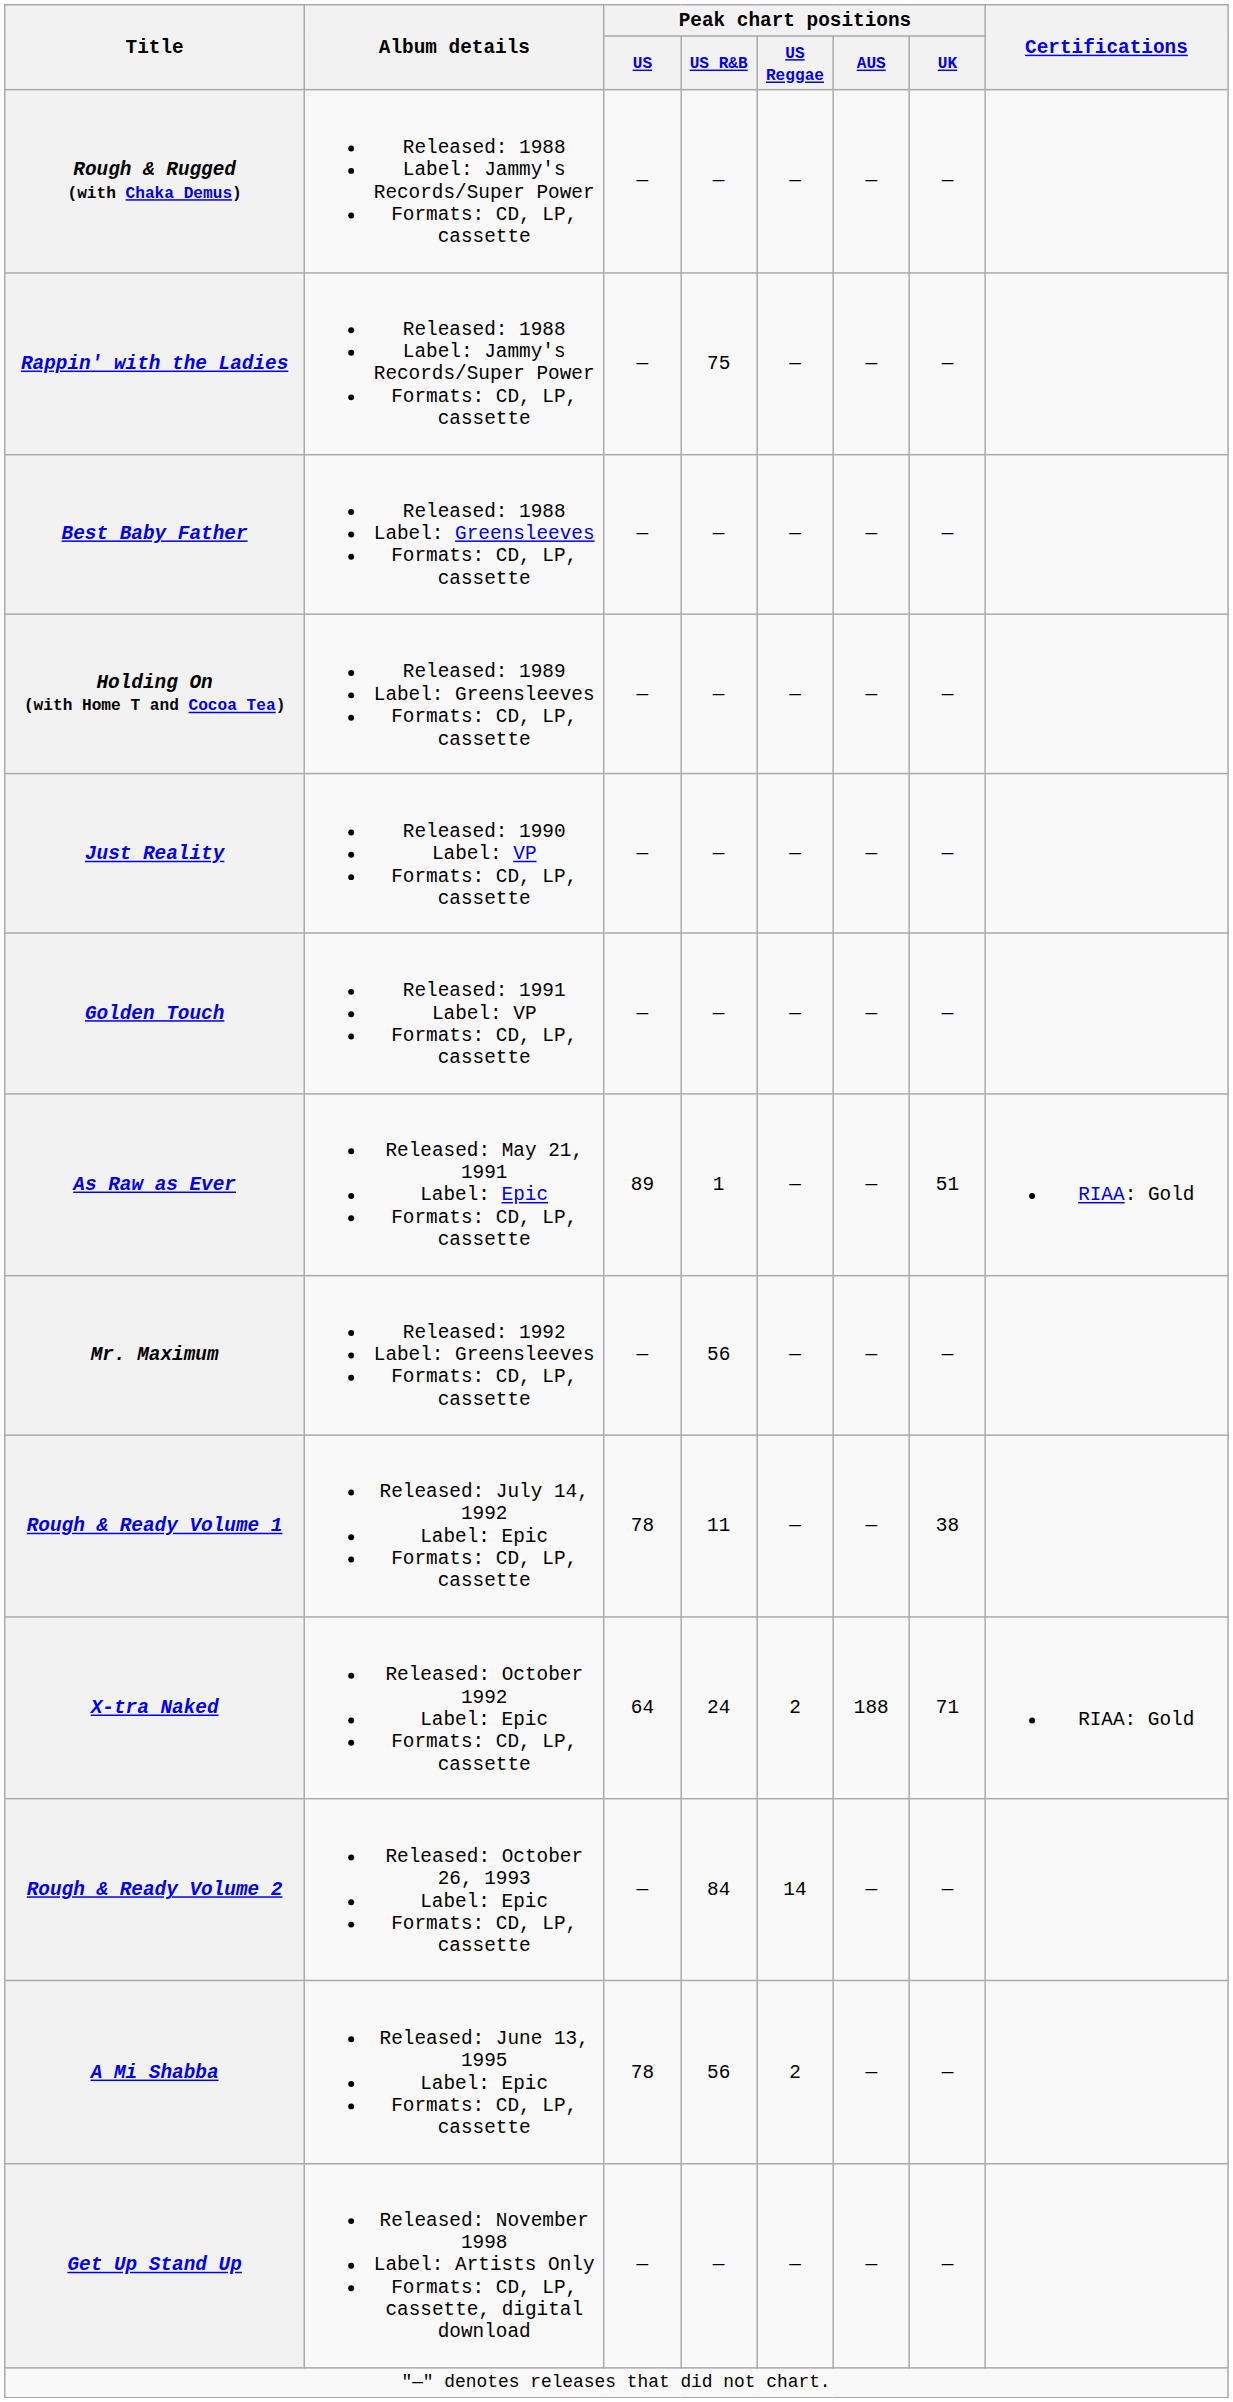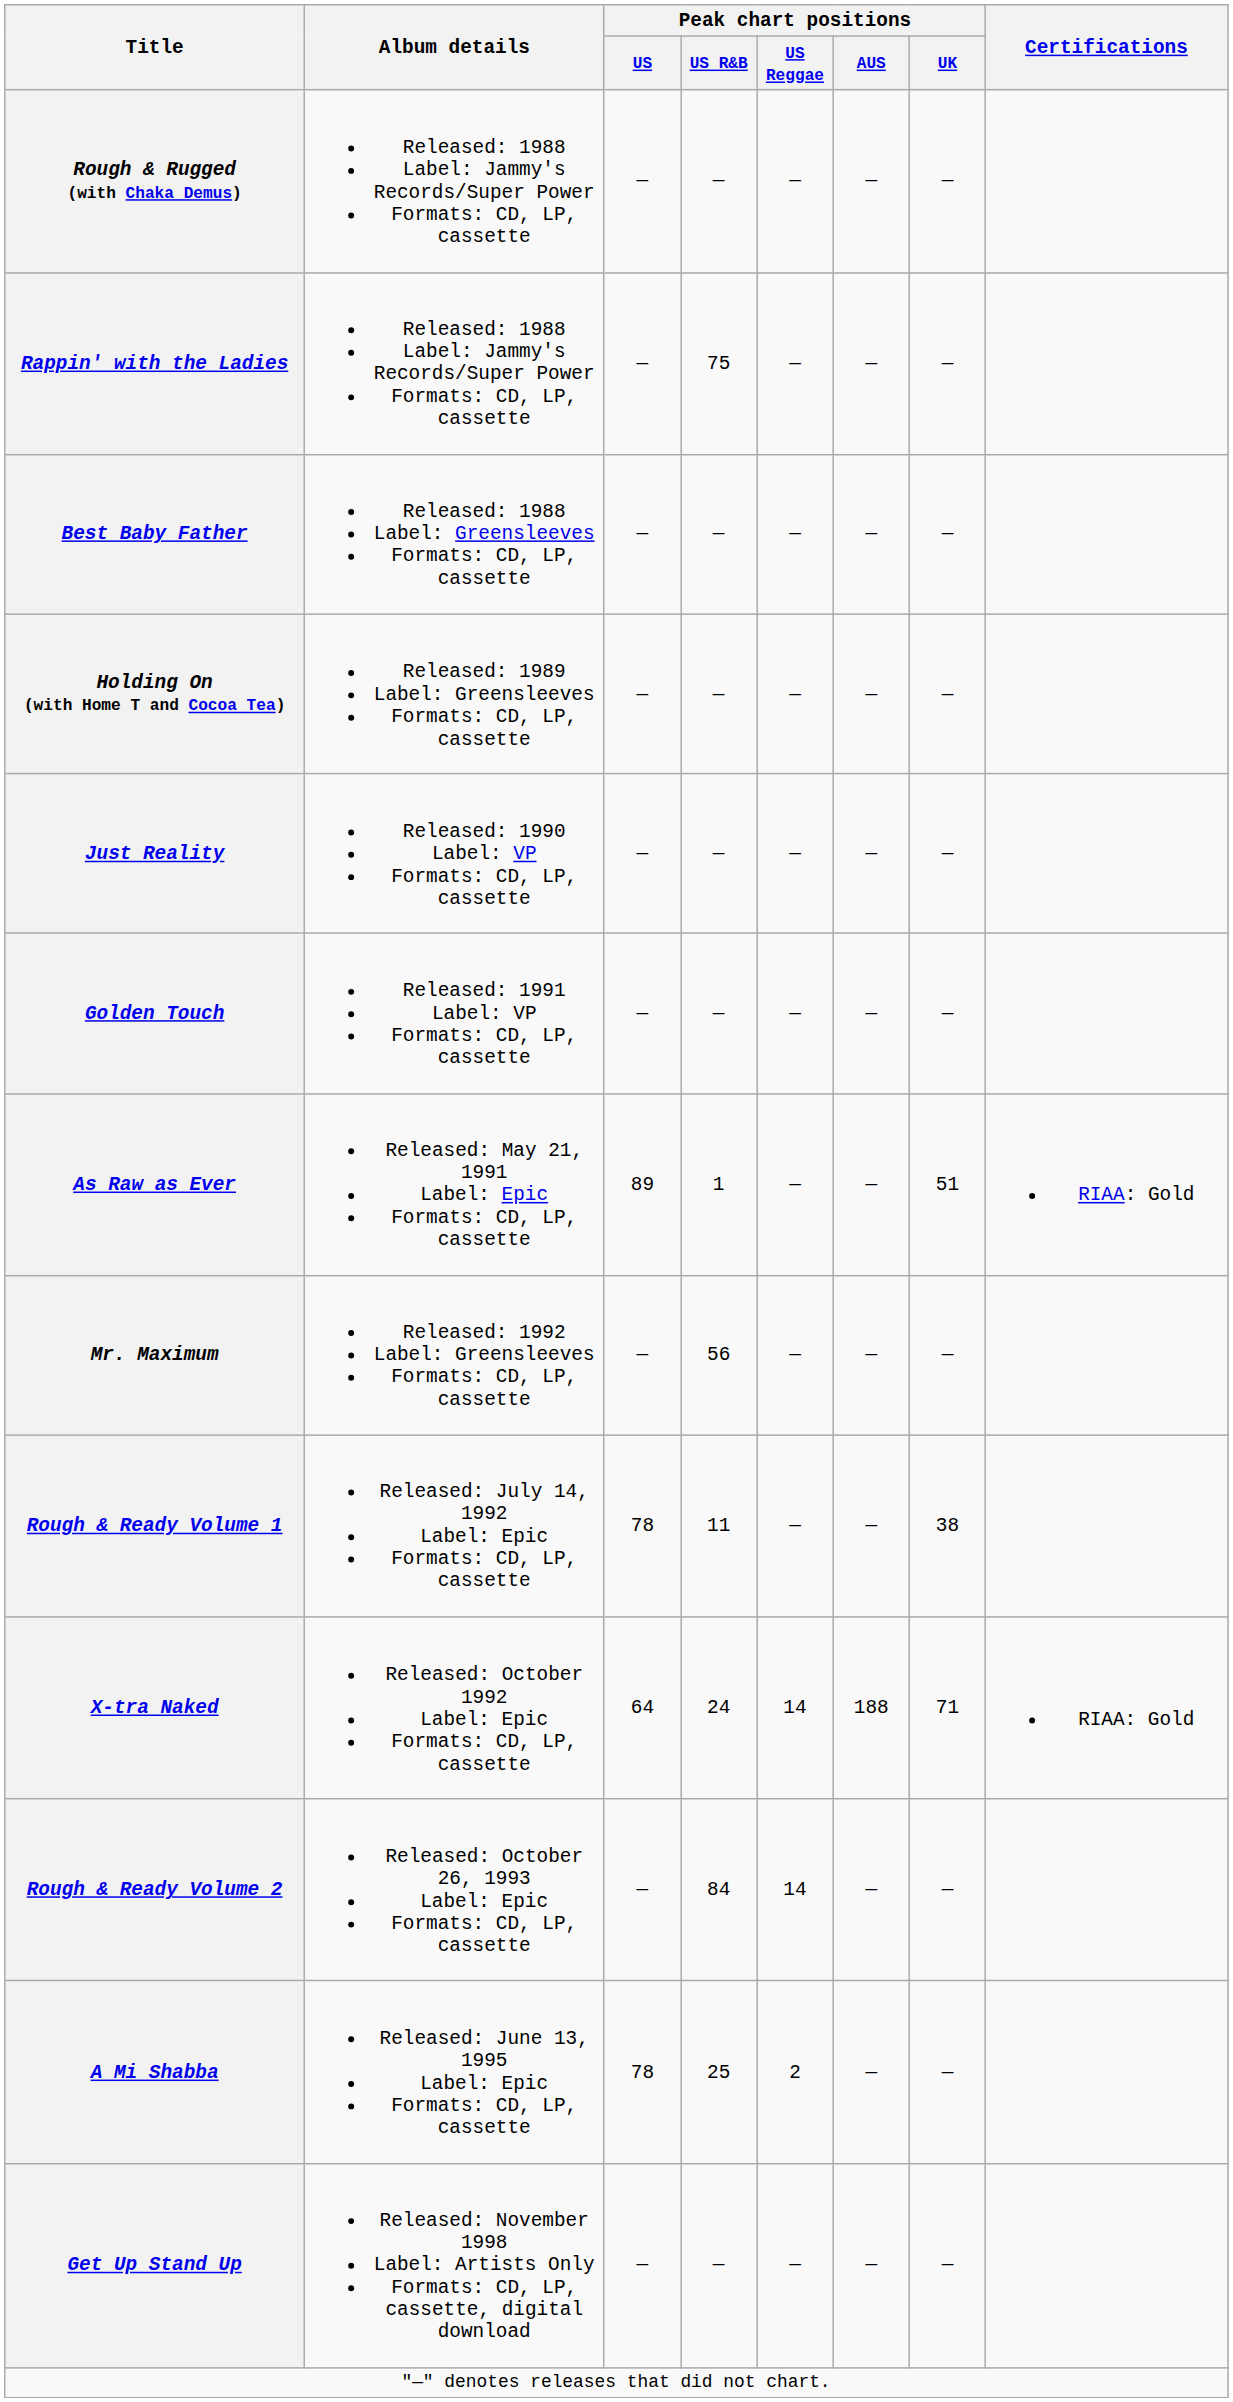(795, 1708) 2 -> (795, 1708) 14
(719, 2072) 56 -> (719, 2072) 25
